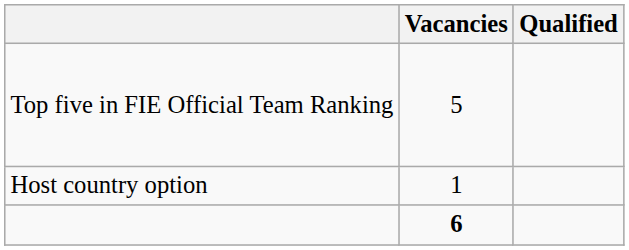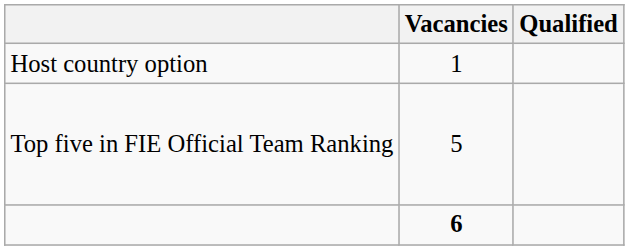rows swapped: (109, 185) <-> (202, 104)
